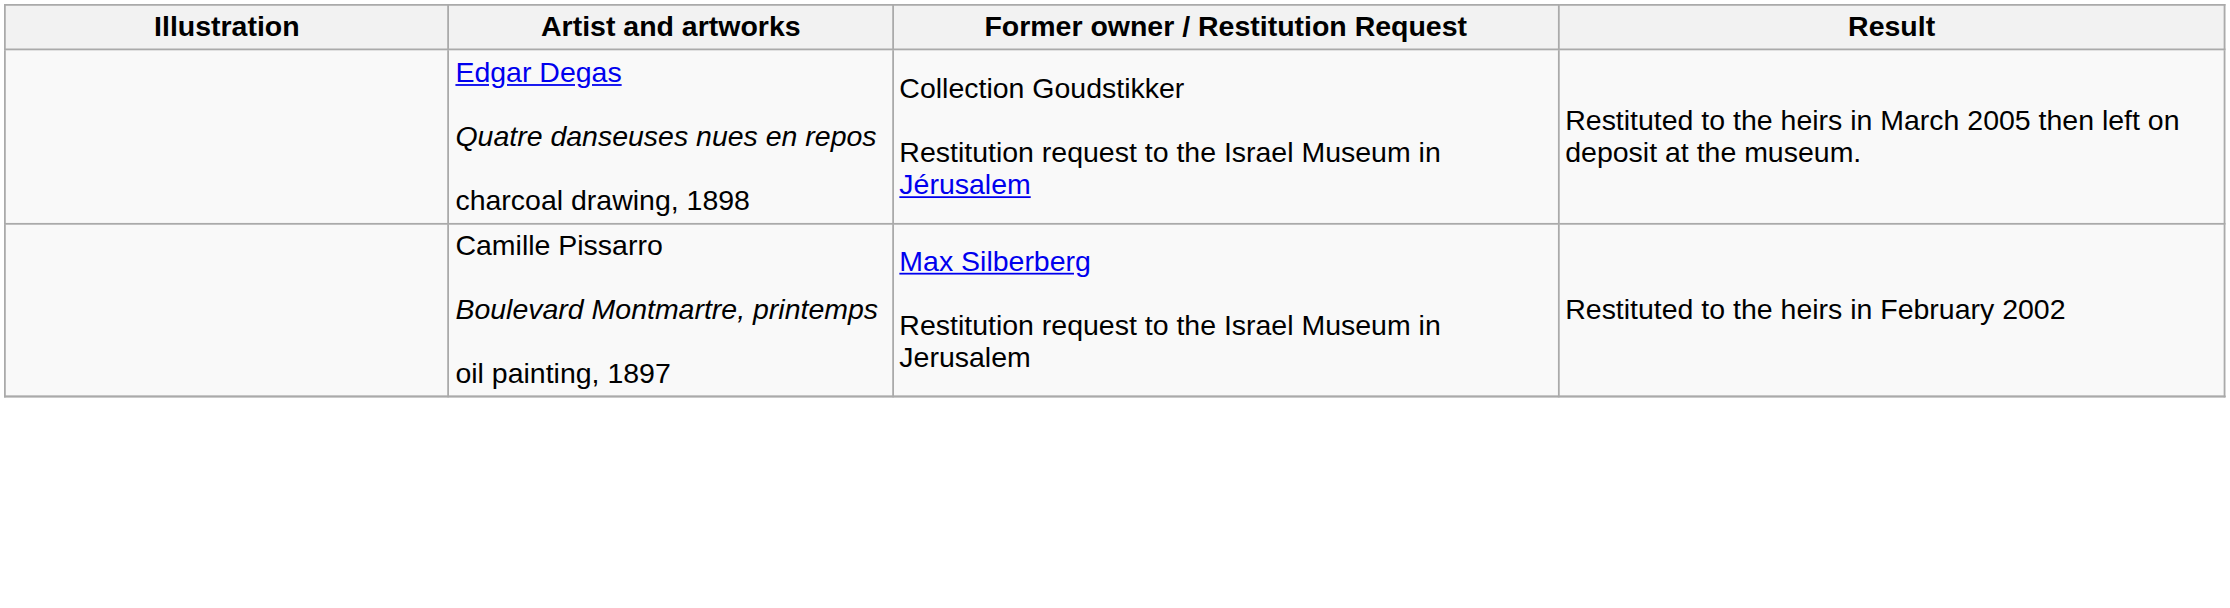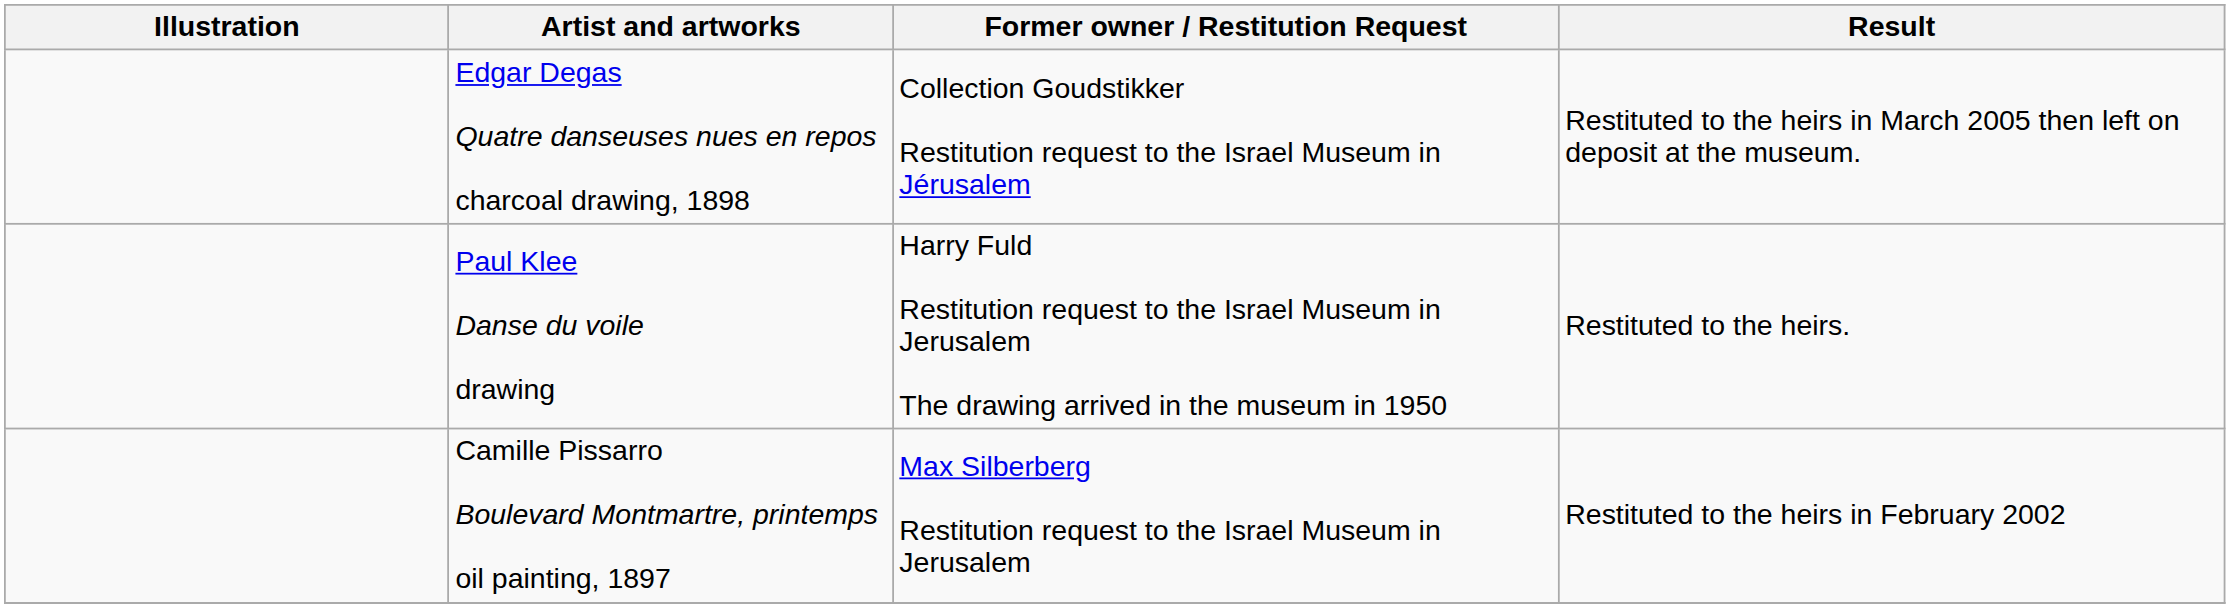+ row: (550, 325)
